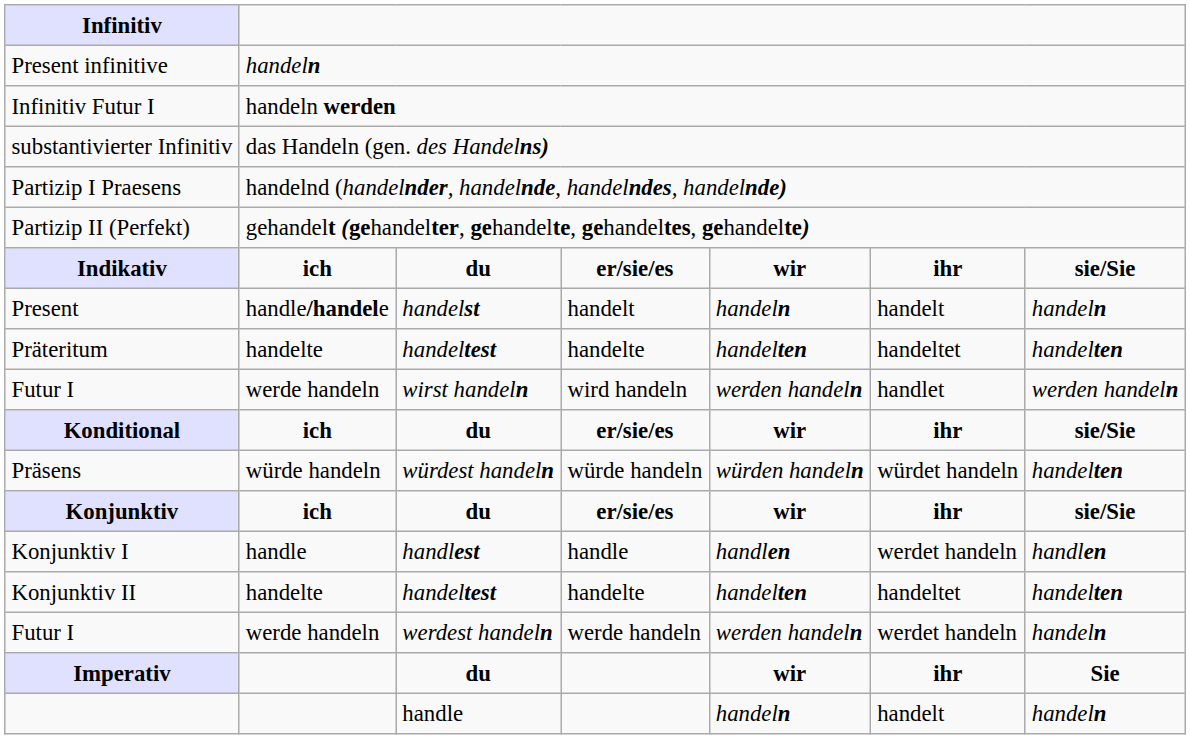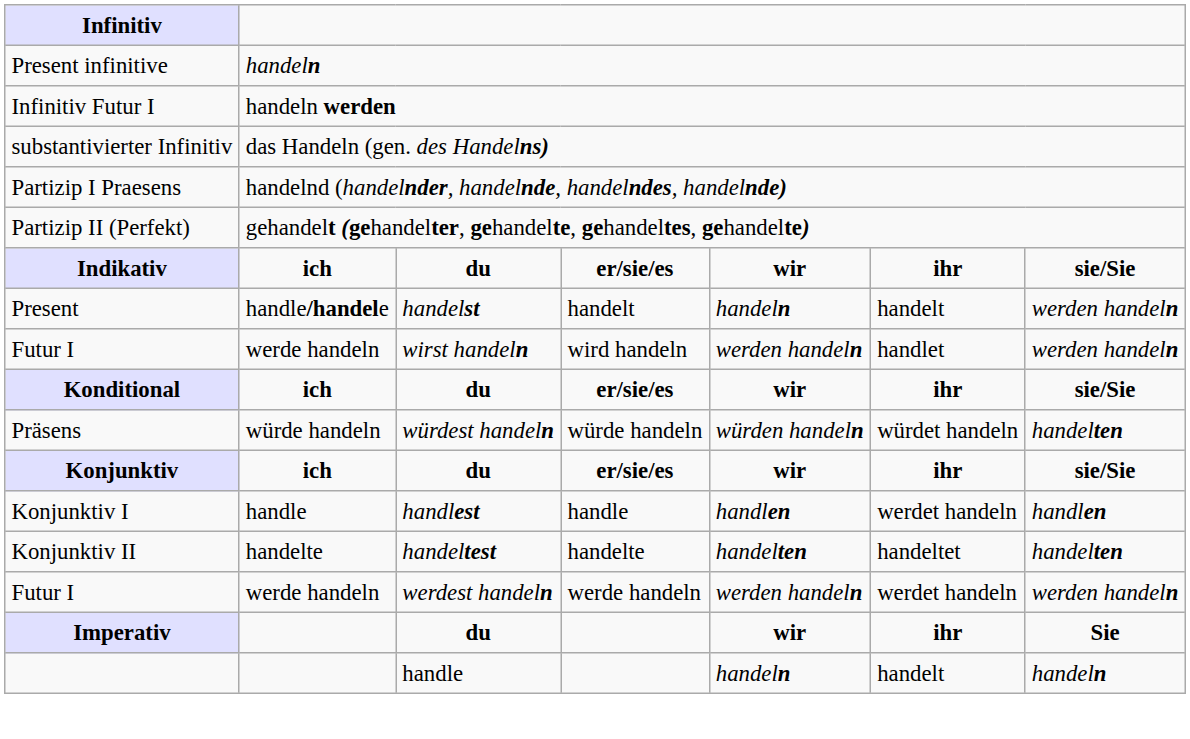(1069, 308) handeln -> (1105, 308) werden handeln
- row: (60, 348)
(1069, 632) handeln -> (1105, 591) werden handeln
